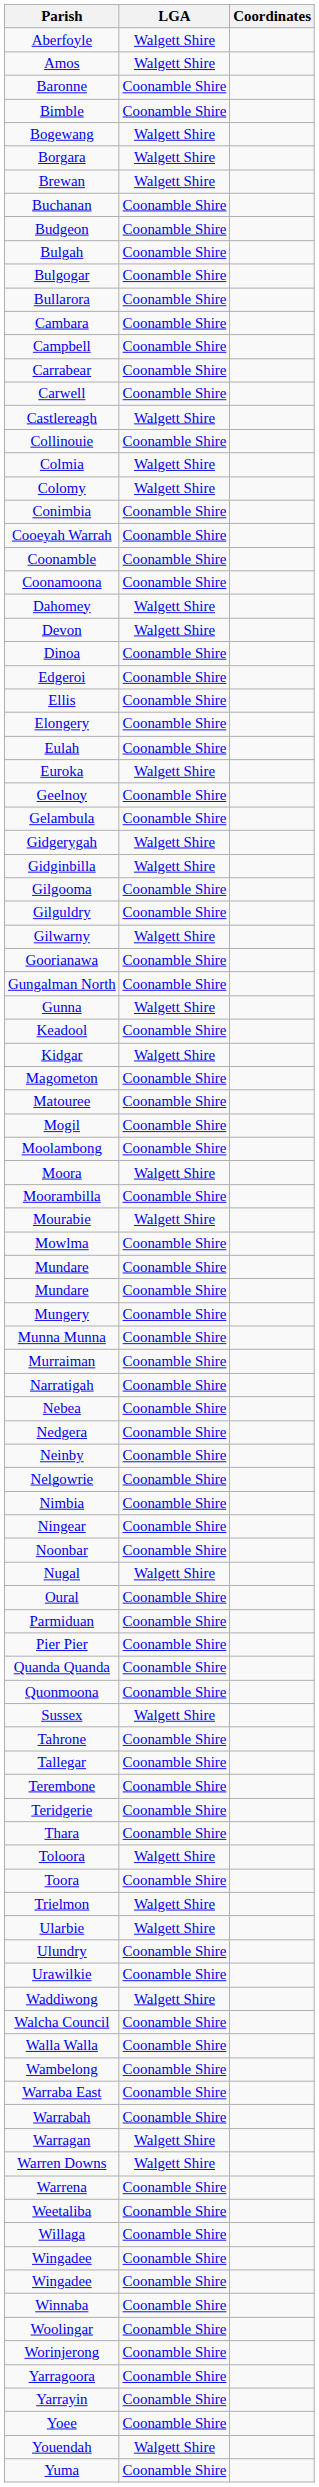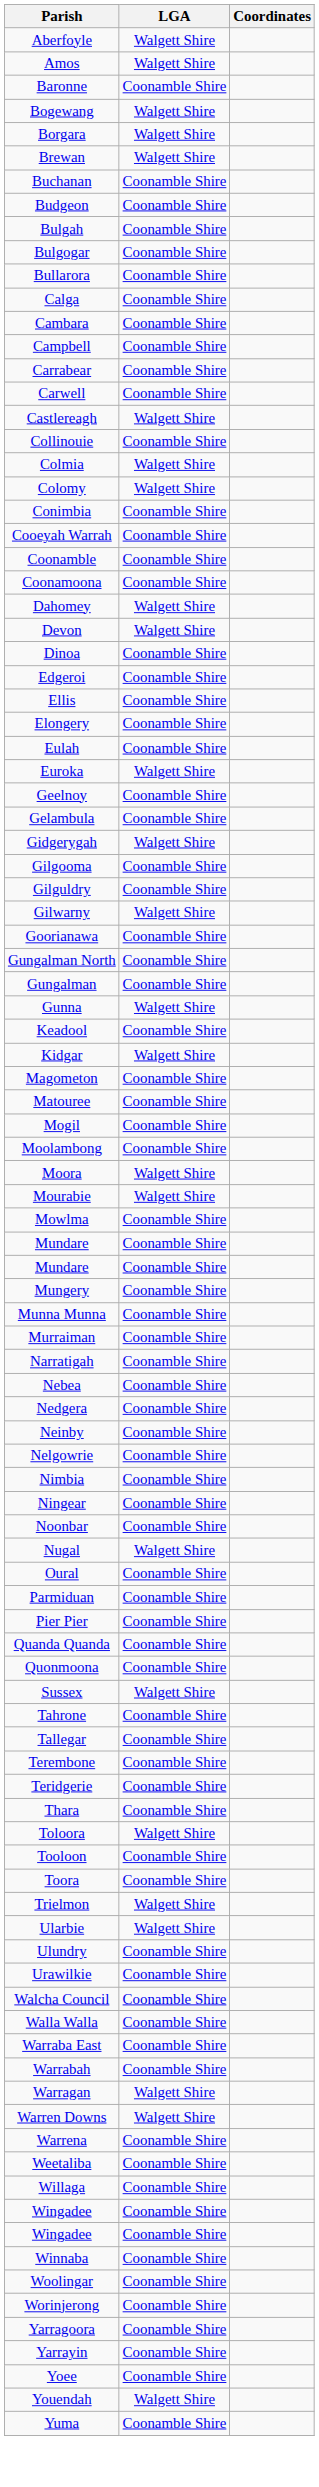- row: (62, 110)
+ row: (62, 299)
- row: (62, 865)
+ row: (62, 983)
- row: (62, 1196)
+ row: (62, 1857)
- row: (62, 1998)
- row: (62, 2069)
